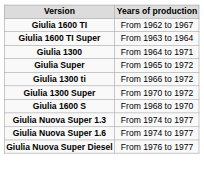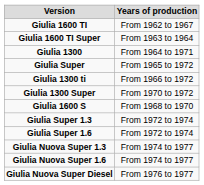+ row: (59, 120)
+ row: (59, 133)
